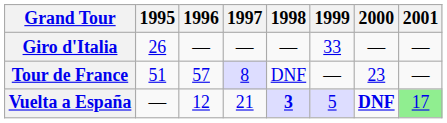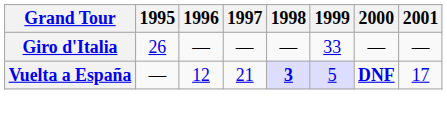- row: (70, 74)
(421, 103) lightgreen background -> (421, 74) no background
